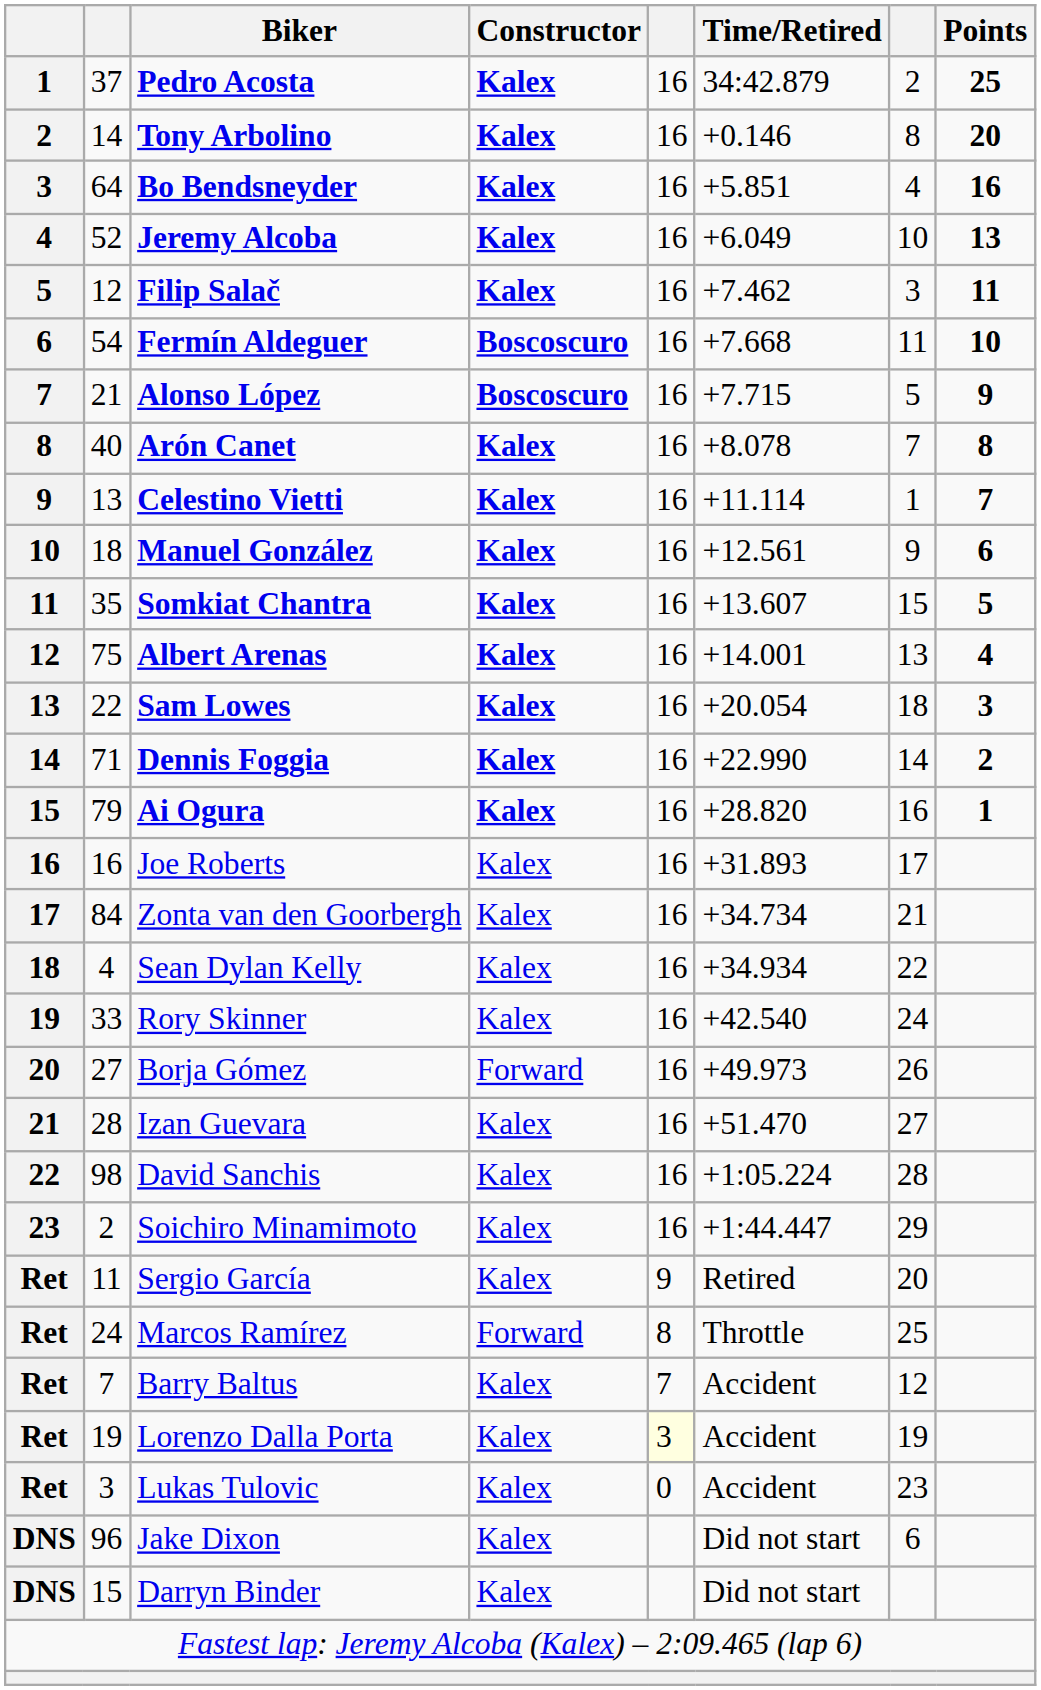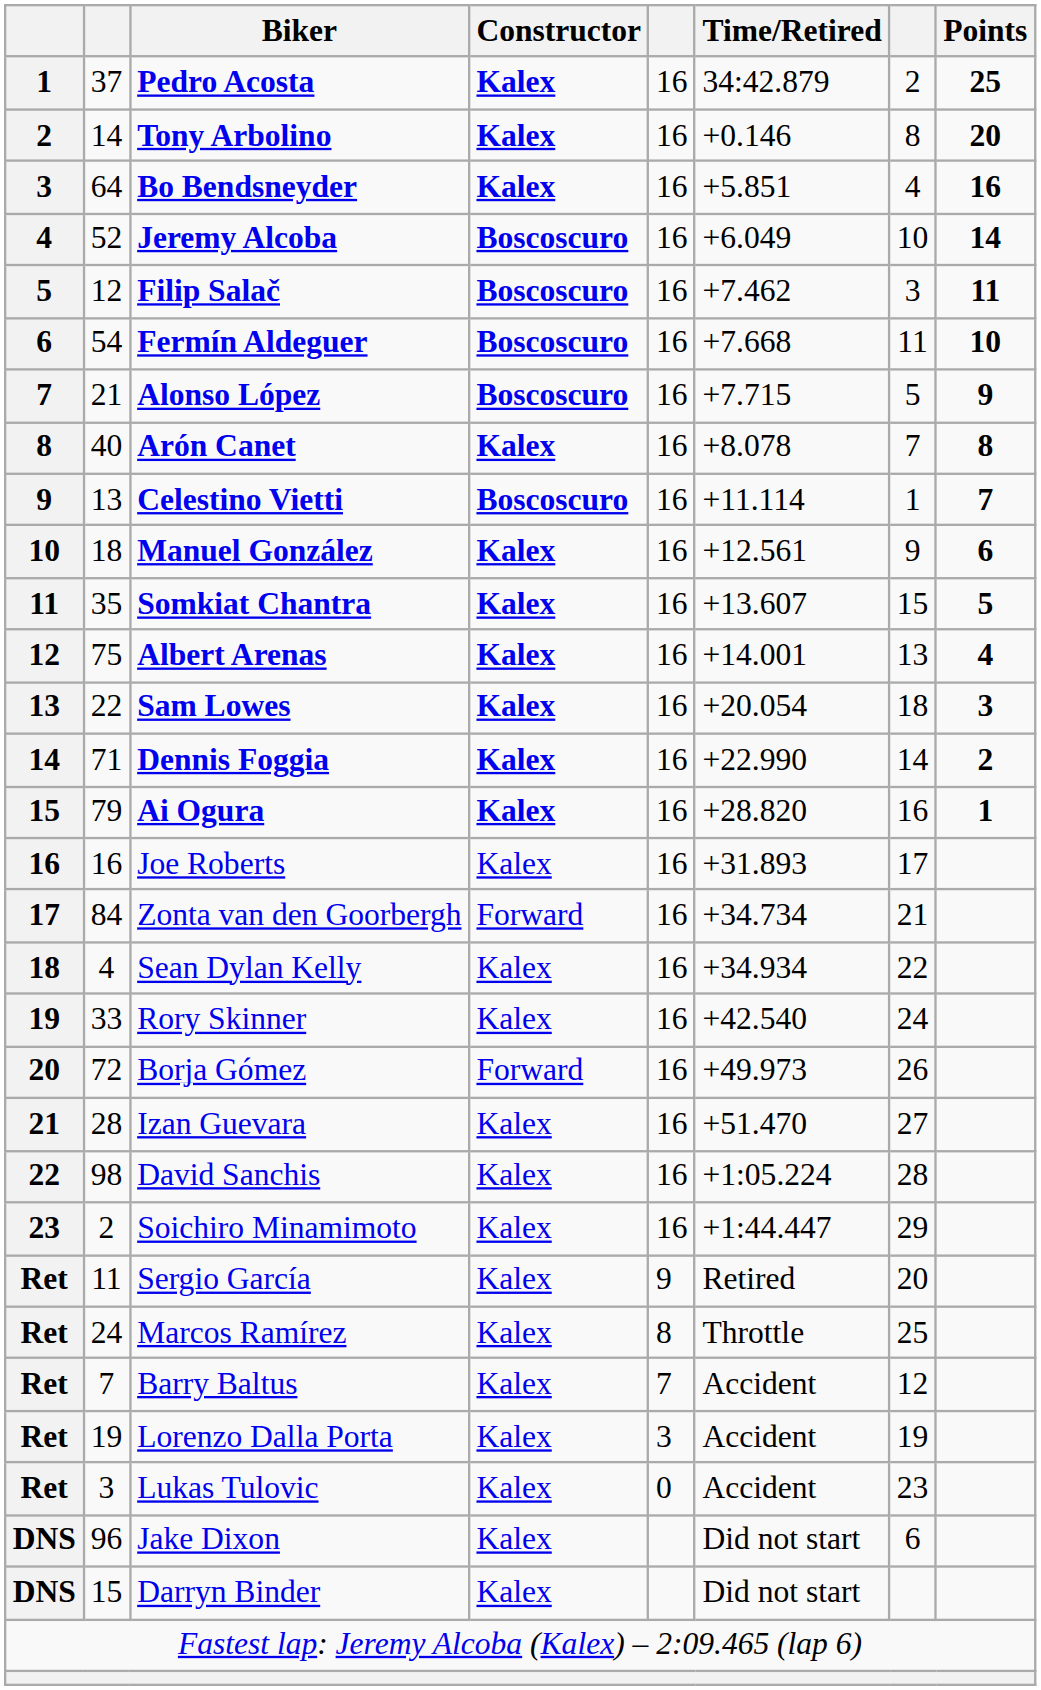(516, 238) Kalex -> (552, 238) Boscoscuro
(985, 238) 13 -> (985, 238) 14
(516, 290) Kalex -> (552, 290) Boscoscuro
(516, 498) Kalex -> (552, 498) Boscoscuro
(514, 915) Kalex -> (530, 915) Forward
(106, 1071) 27 -> (106, 1071) 72
(530, 1331) Forward -> (514, 1331) Kalex
(664, 1435) lightyellow background -> (664, 1435) no background
